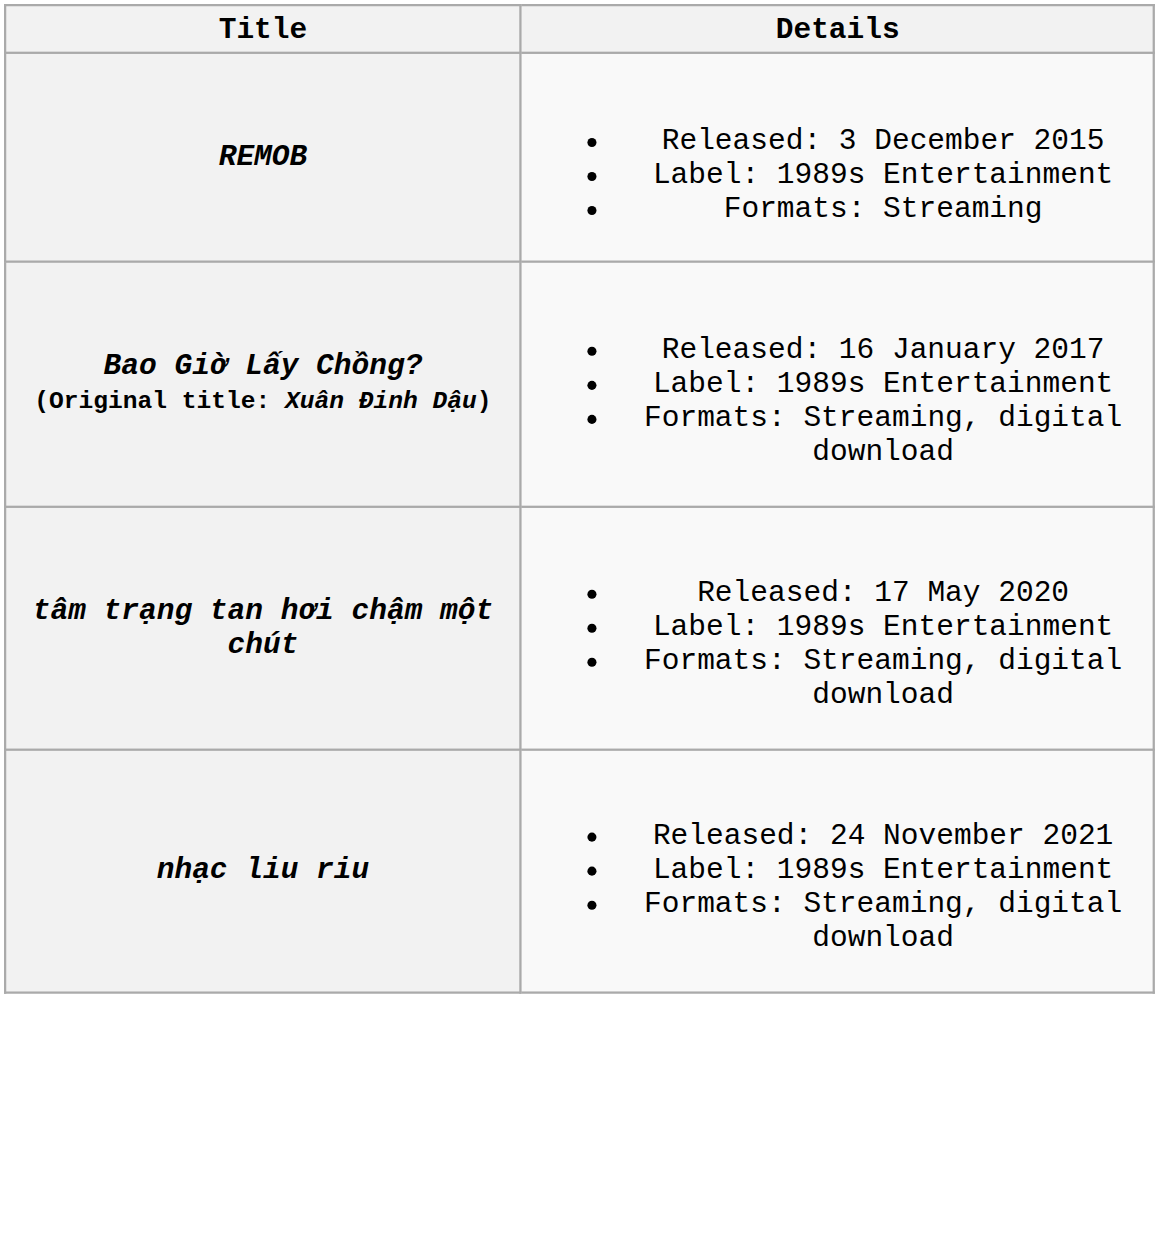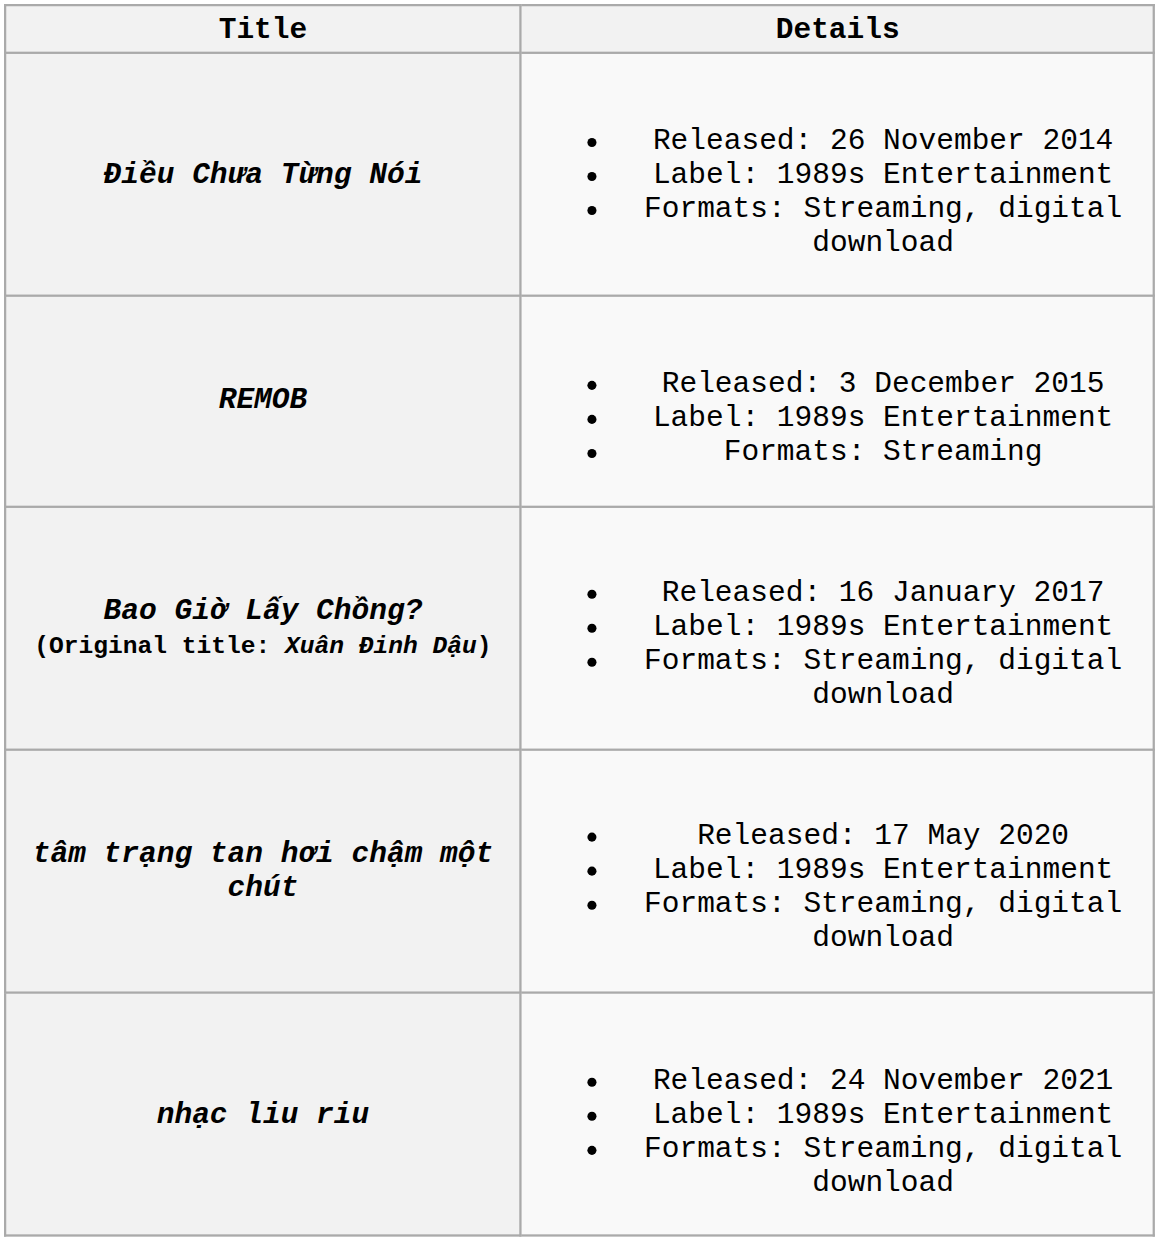+ row: (263, 175)
